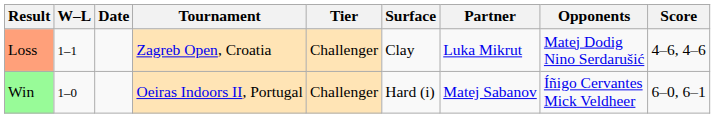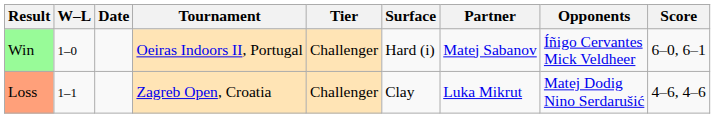rows swapped: (21, 92) <-> (23, 50)
